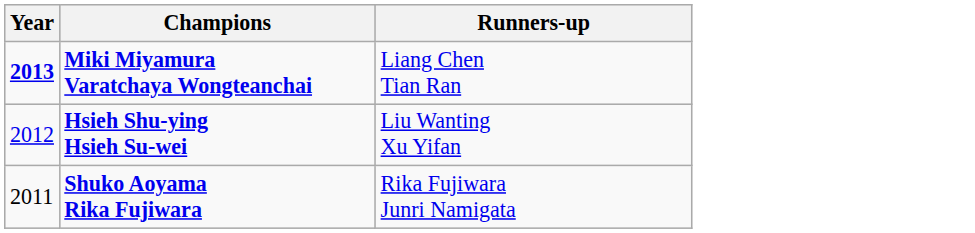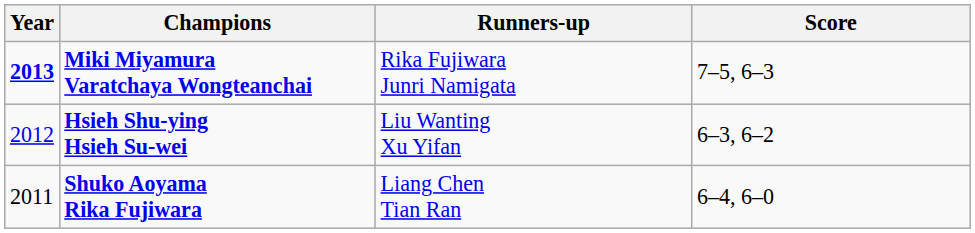+ column: (831, 23)
(432, 72) Liang Chen Tian Ran -> (448, 72) Rika Fujiwara Junri Namigata
(448, 197) Rika Fujiwara Junri Namigata -> (432, 197) Liang Chen Tian Ran
